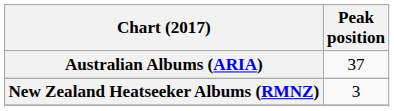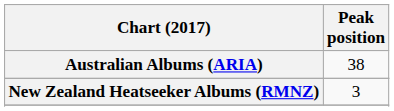(356, 64) 37 -> (356, 64) 38
